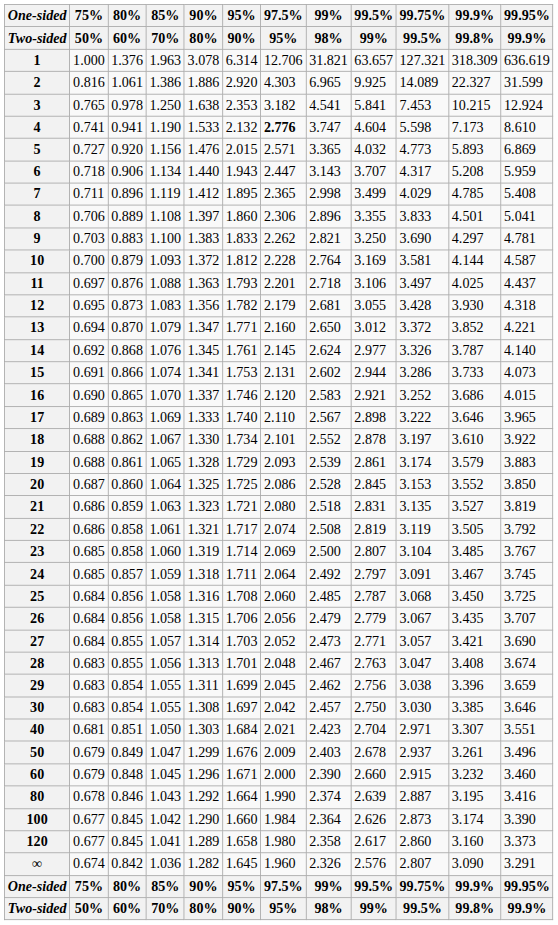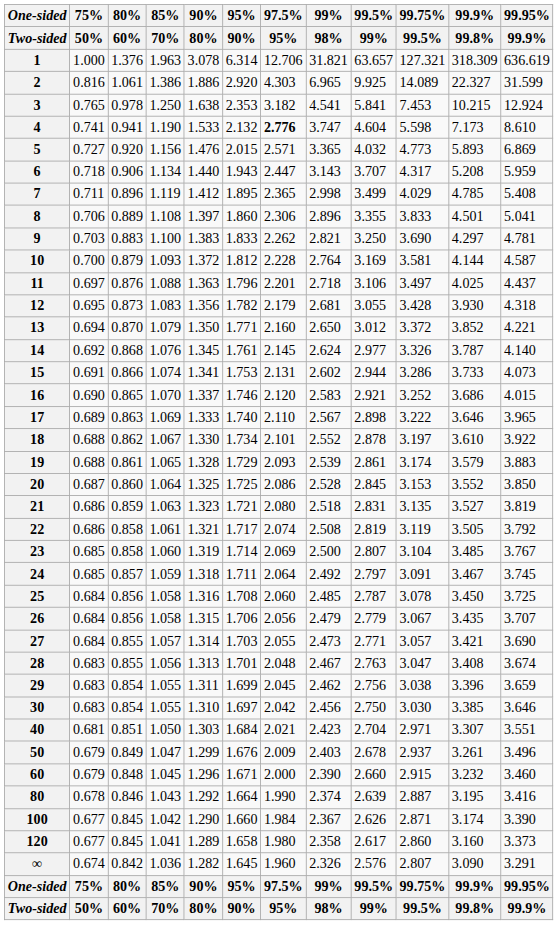(242, 283) 1.793 -> (242, 283) 1.796
(203, 328) 1.347 -> (203, 328) 1.350
(415, 596) 3.068 -> (415, 596) 3.078
(280, 640) 2.052 -> (280, 640) 2.055
(203, 707) 1.308 -> (203, 707) 1.310
(325, 707) 2.457 -> (325, 707) 2.456
(325, 819) 2.364 -> (325, 819) 2.367
(415, 819) 2.873 -> (415, 819) 2.871
